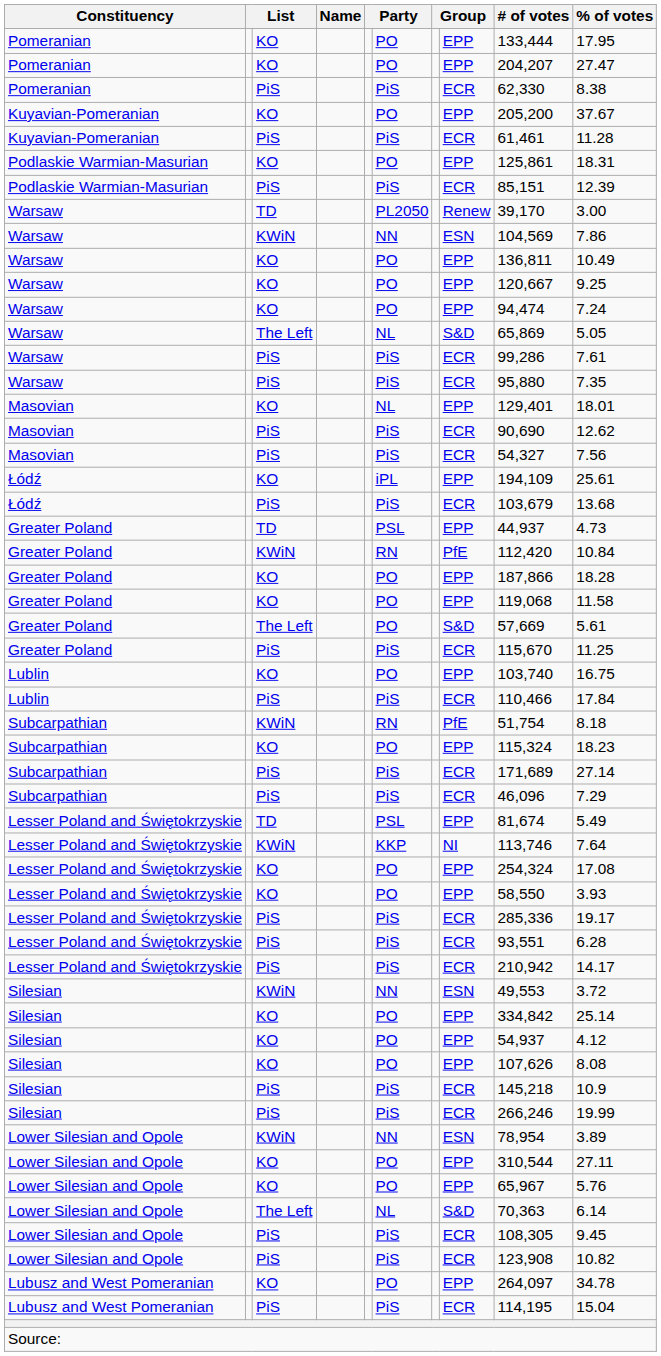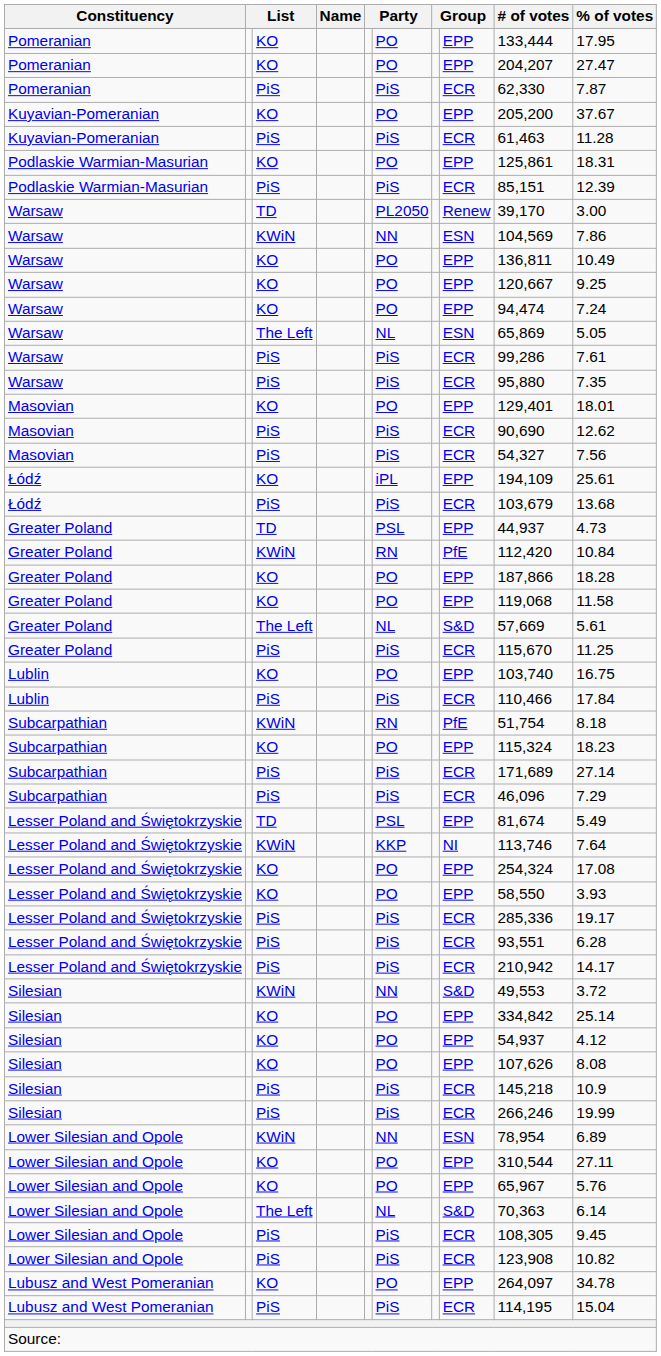(591, 89) 8.38 -> (591, 89) 7.87
(521, 138) 61,461 -> (521, 138) 61,463
(458, 333) S&D -> (458, 333) ESN
(385, 406) NL -> (387, 406) PO
(387, 625) PO -> (385, 625) NL
(458, 991) ESN -> (458, 991) S&D
(591, 1137) 3.89 -> (591, 1137) 6.89
